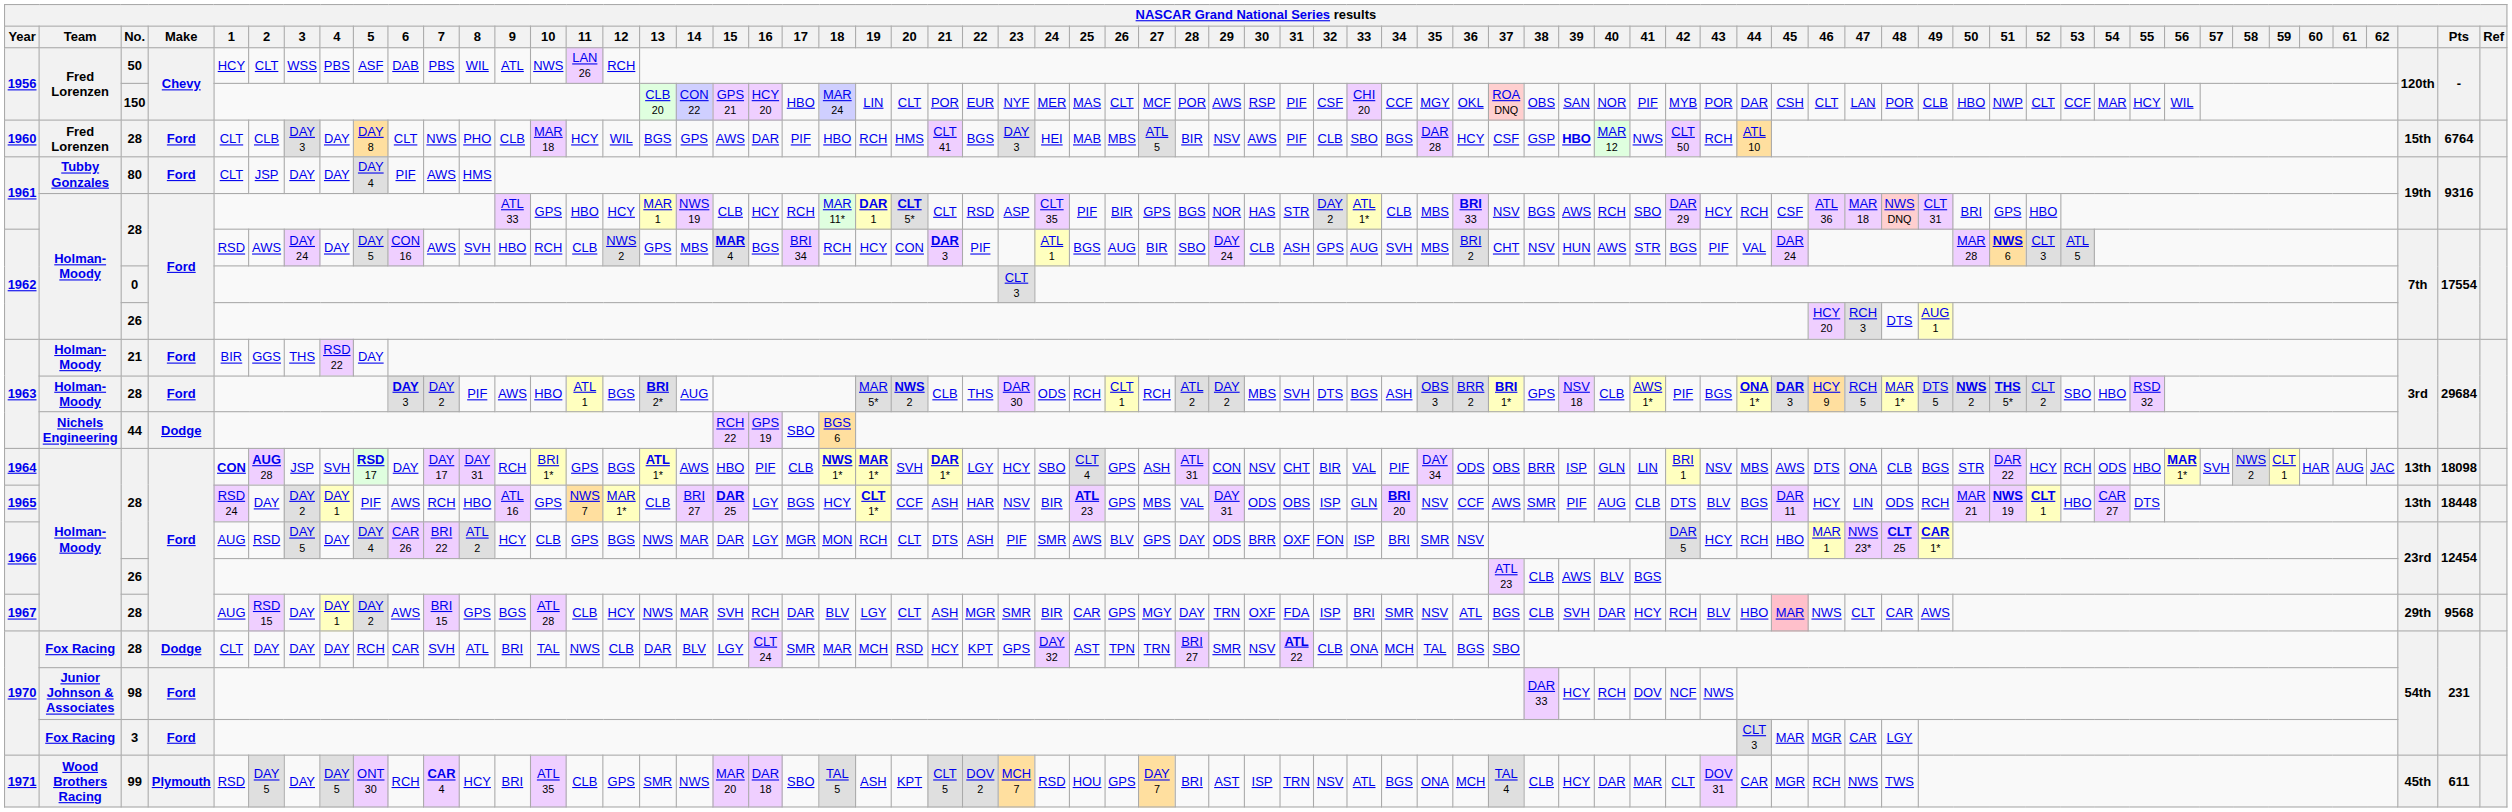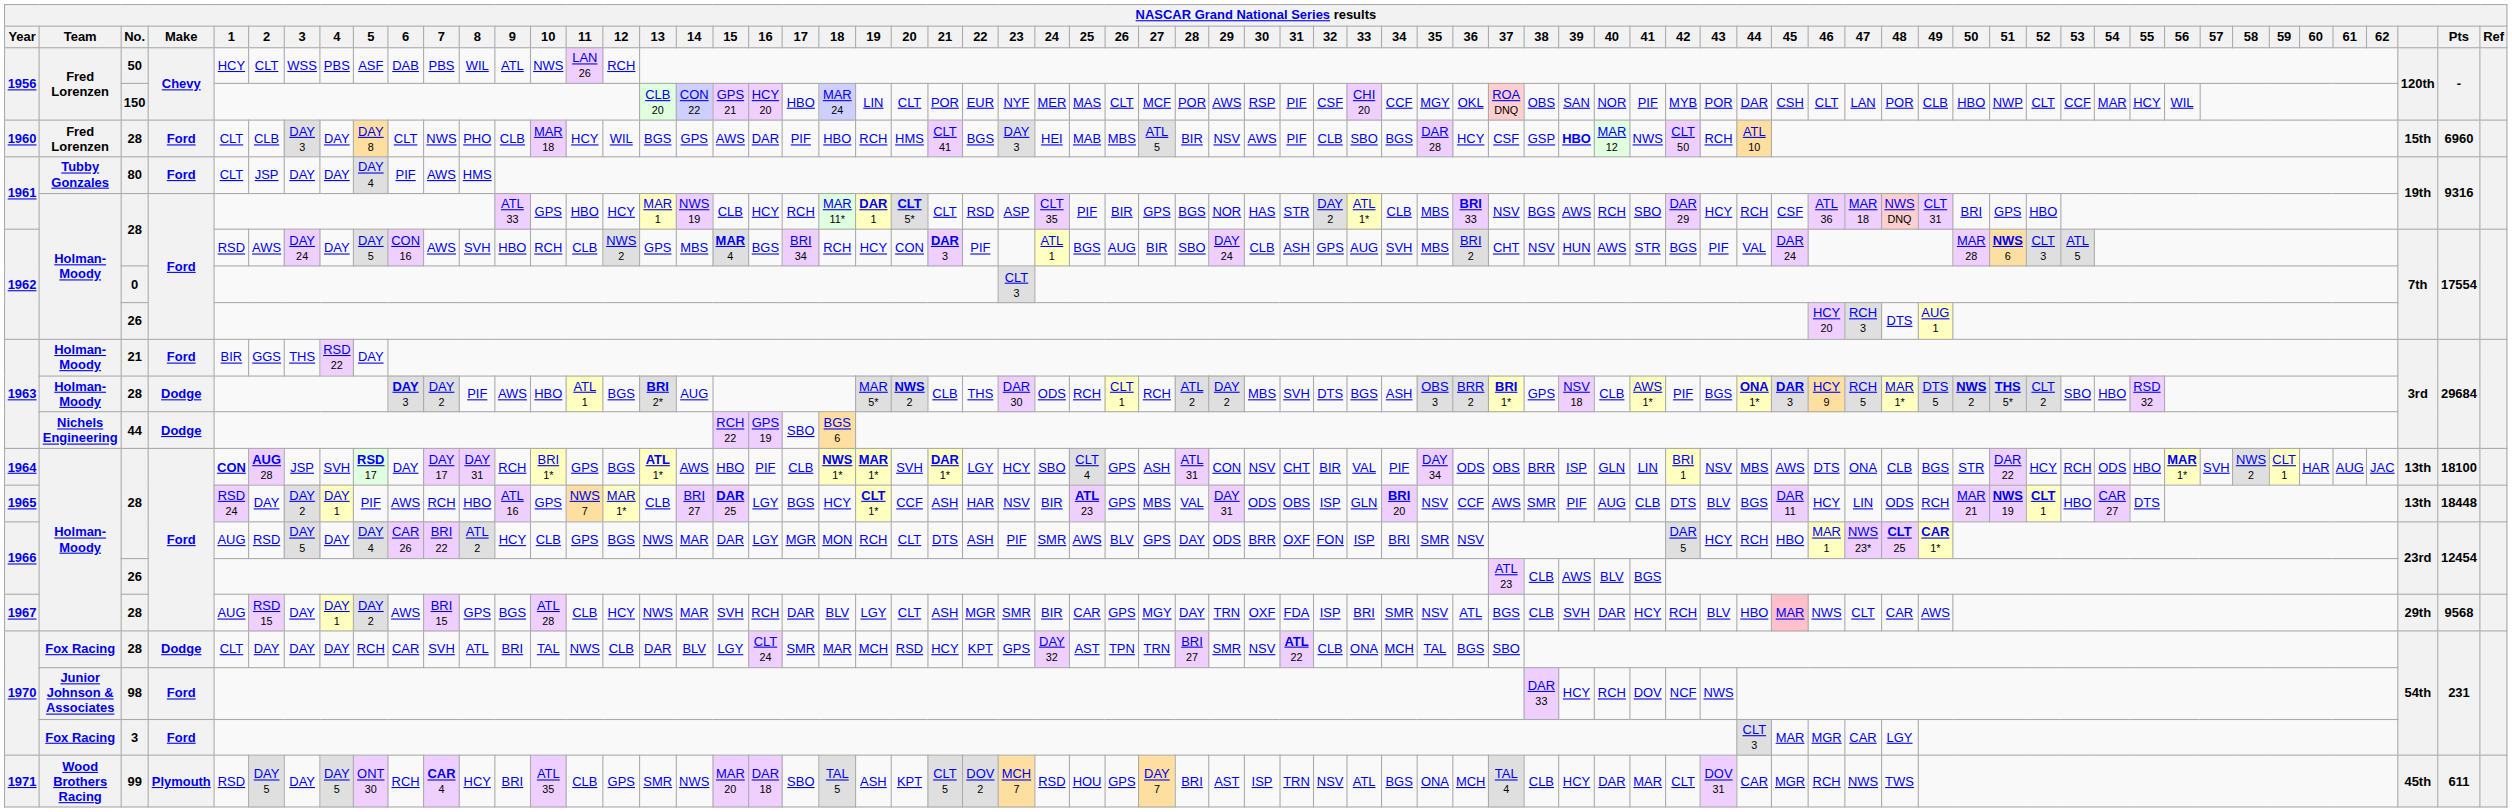(2459, 138) 6764 -> (2459, 138) 6960
(181, 394) Ford -> (181, 394) Dodge
(2459, 467) 18098 -> (2459, 467) 18100
